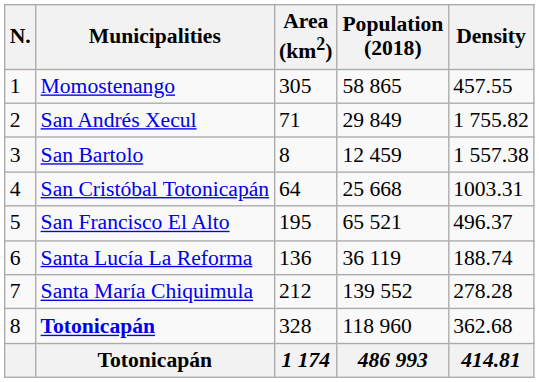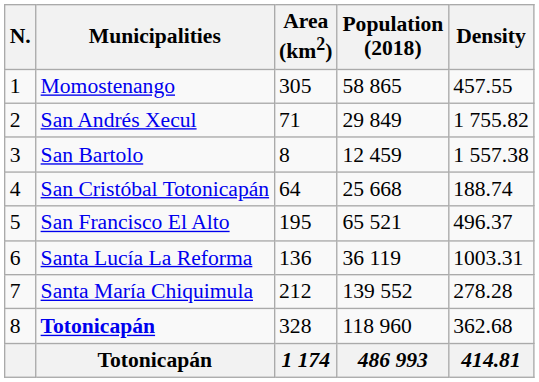(488, 188) 1003.31 -> (483, 188) 188.74
(483, 257) 188.74 -> (488, 257) 1003.31
